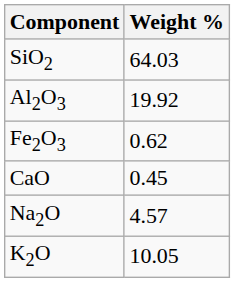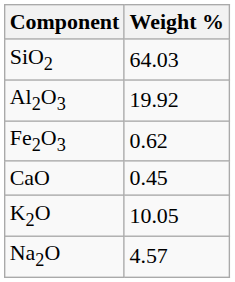rows swapped: (35, 215) <-> (30, 256)
